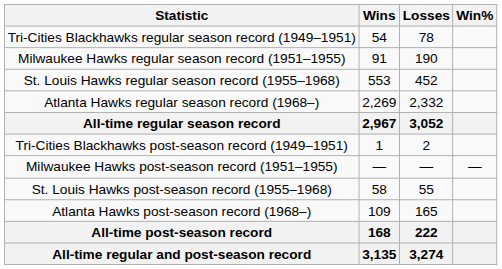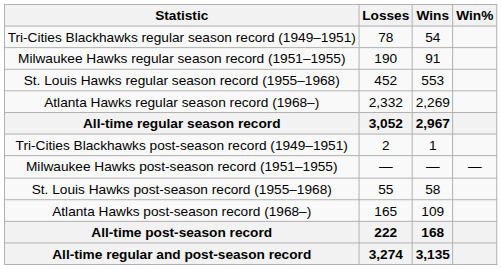columns swapped: (379, 15) <-> (426, 15)
